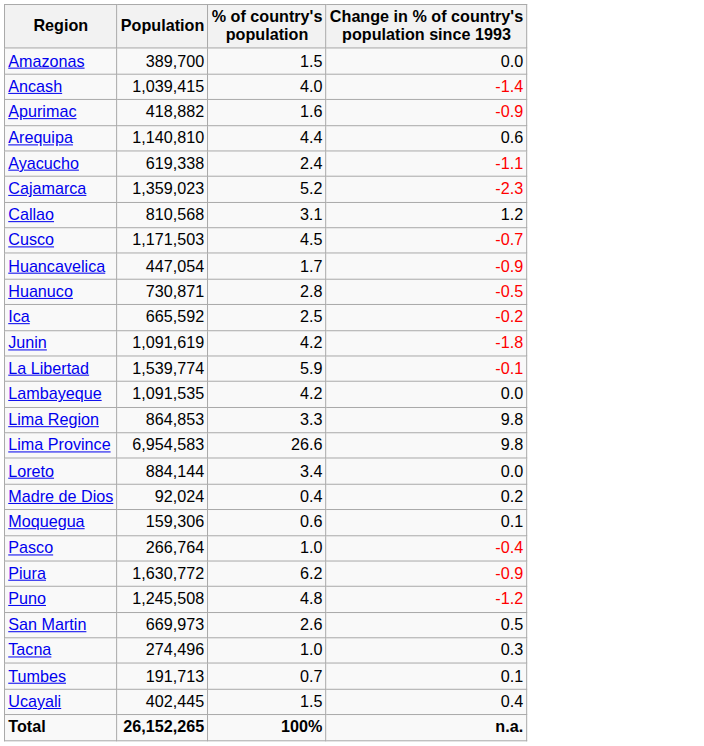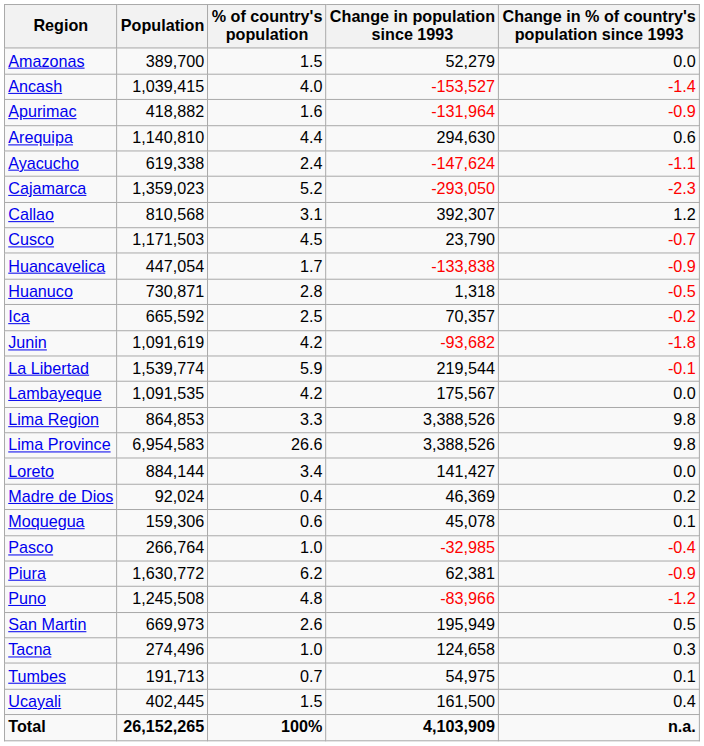+ column: (412, 26)
